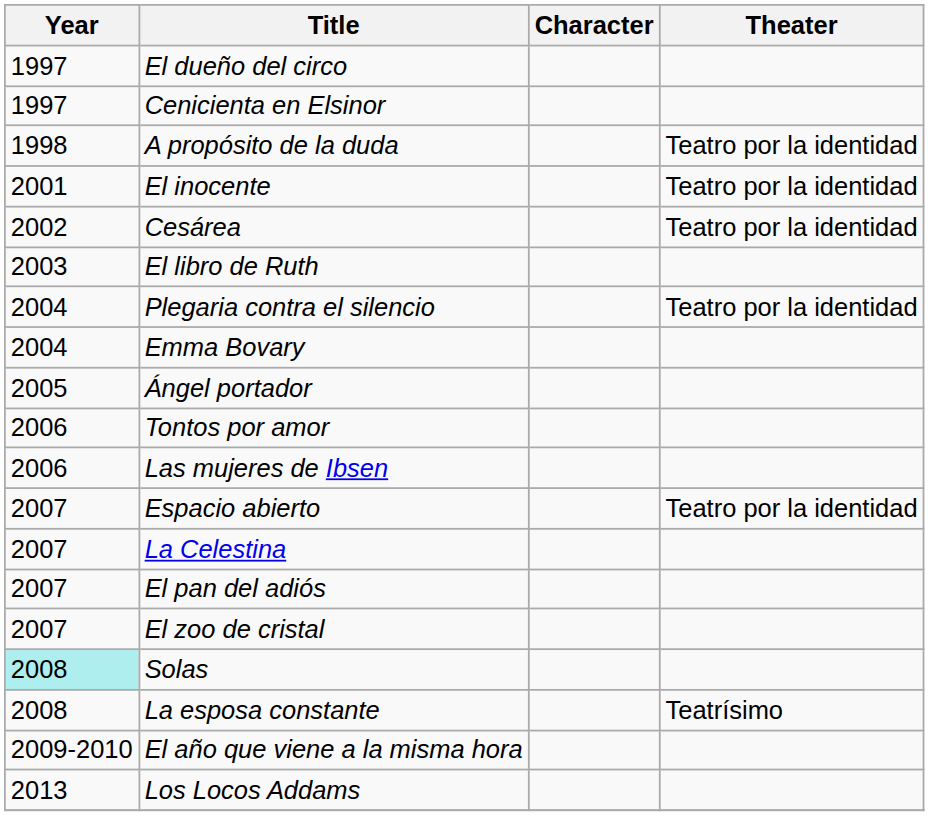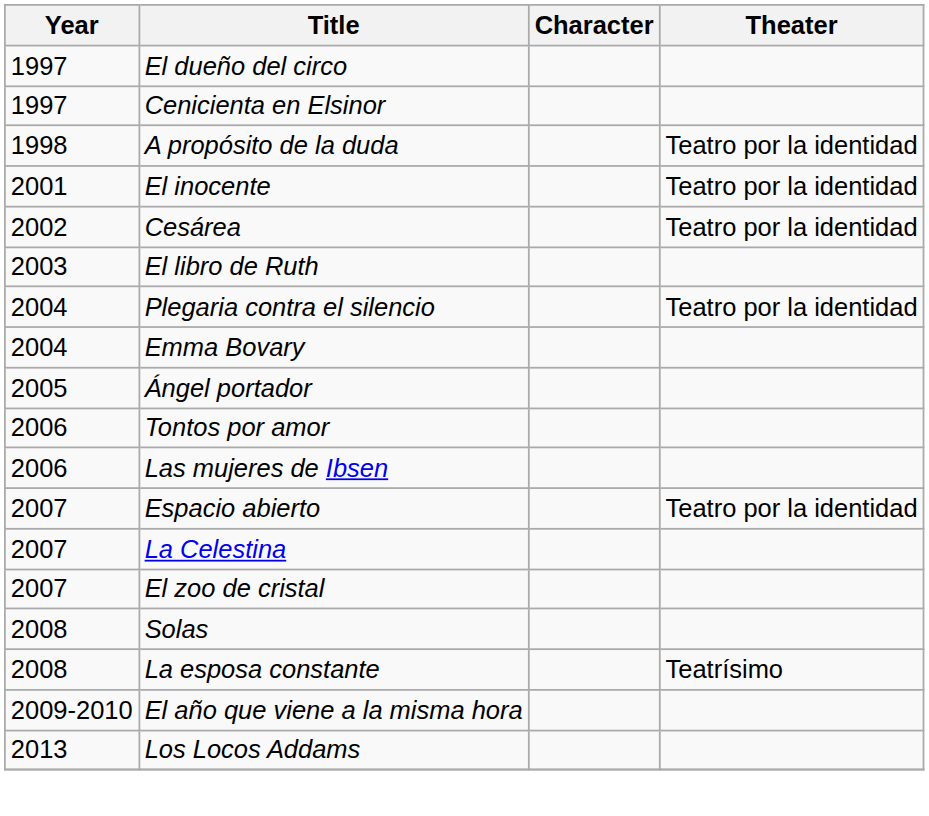- row: (235, 589)
(39, 670) paleturquoise background -> (39, 629) no background
